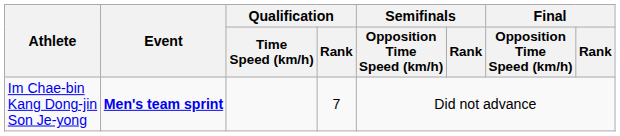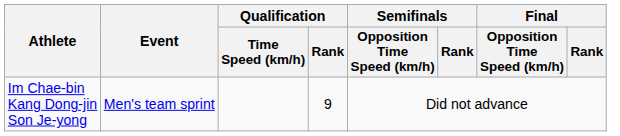(163, 104) bold -> (159, 104) normal
(336, 104) 7 -> (328, 104) 9
